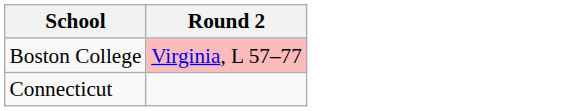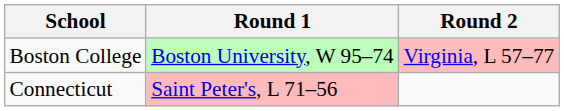+ column: (272, 21)
